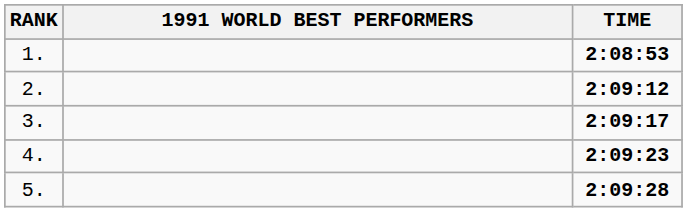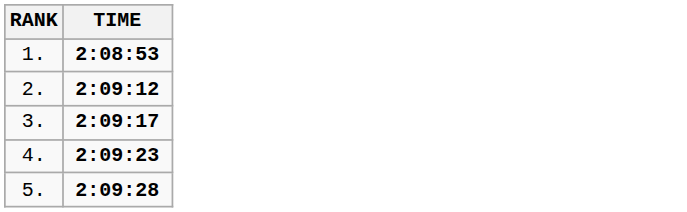- column: (317, 21)
